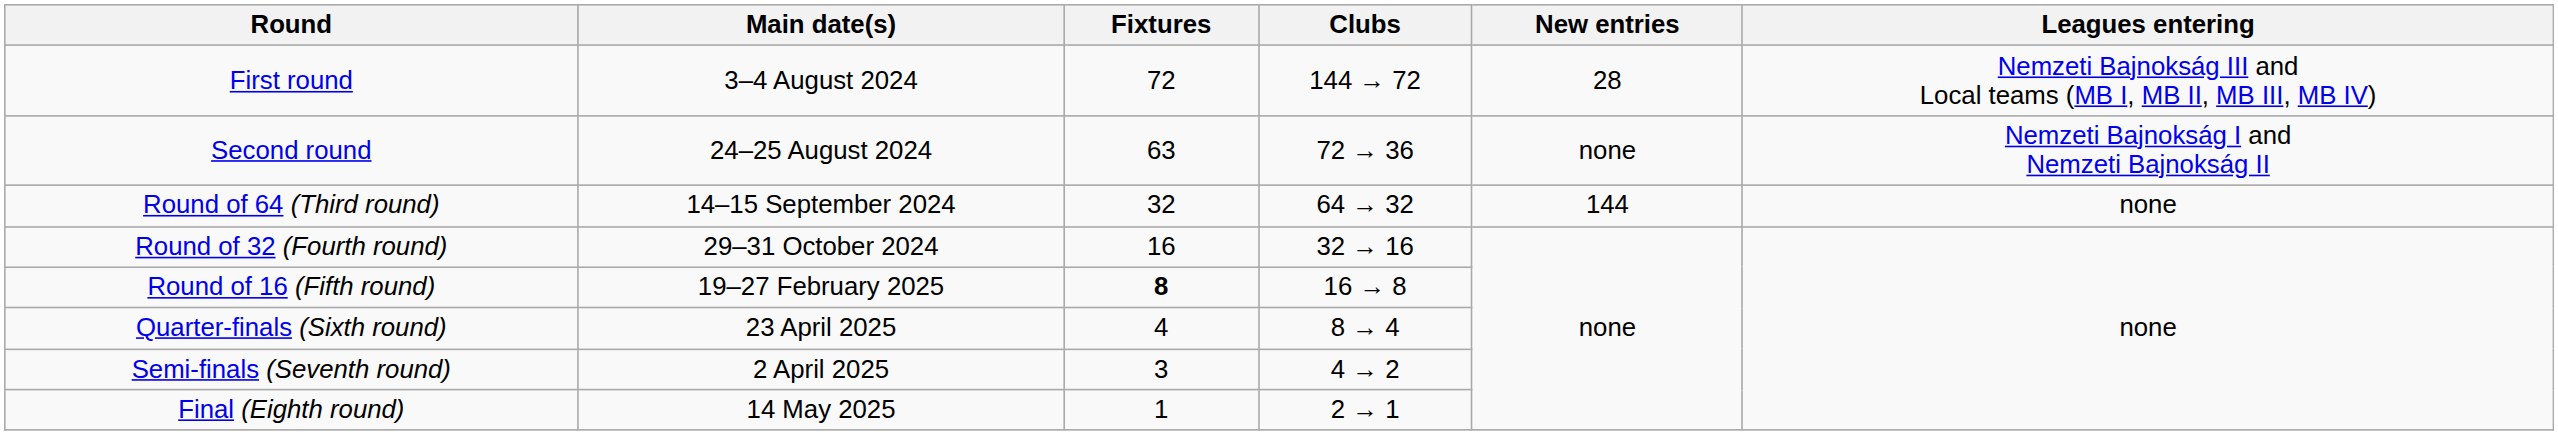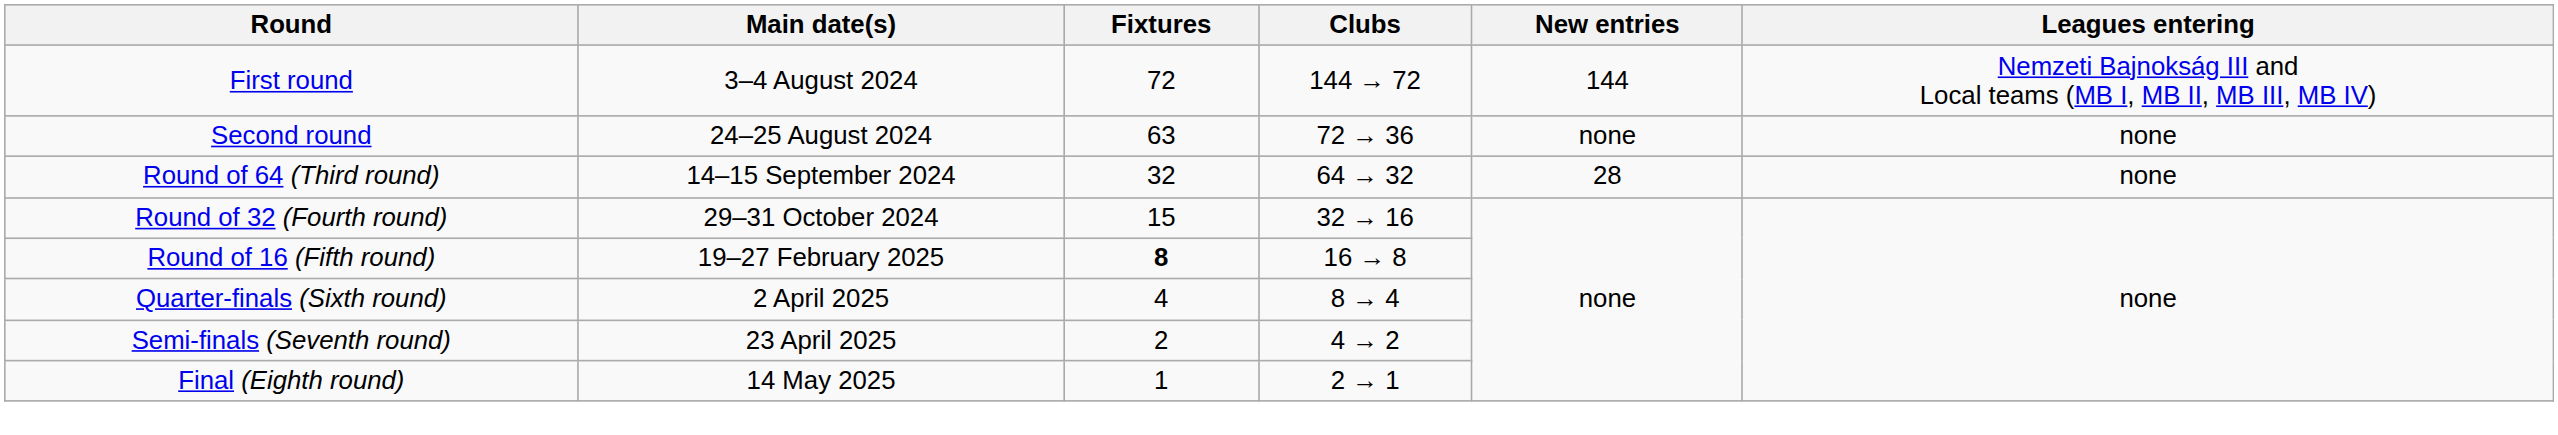(1607, 80) 28 -> (1607, 80) 144
(2148, 150) Nemzeti Bajnokság I and Nemzeti Bajnokság II -> (2148, 135) none
(1607, 205) 144 -> (1607, 176) 28
(1161, 246) 16 -> (1161, 217) 15
(821, 328) 23 April 2025 -> (821, 299) 2 April 2025
(821, 368) 2 April 2025 -> (821, 339) 23 April 2025
(1161, 368) 3 -> (1161, 339) 2
